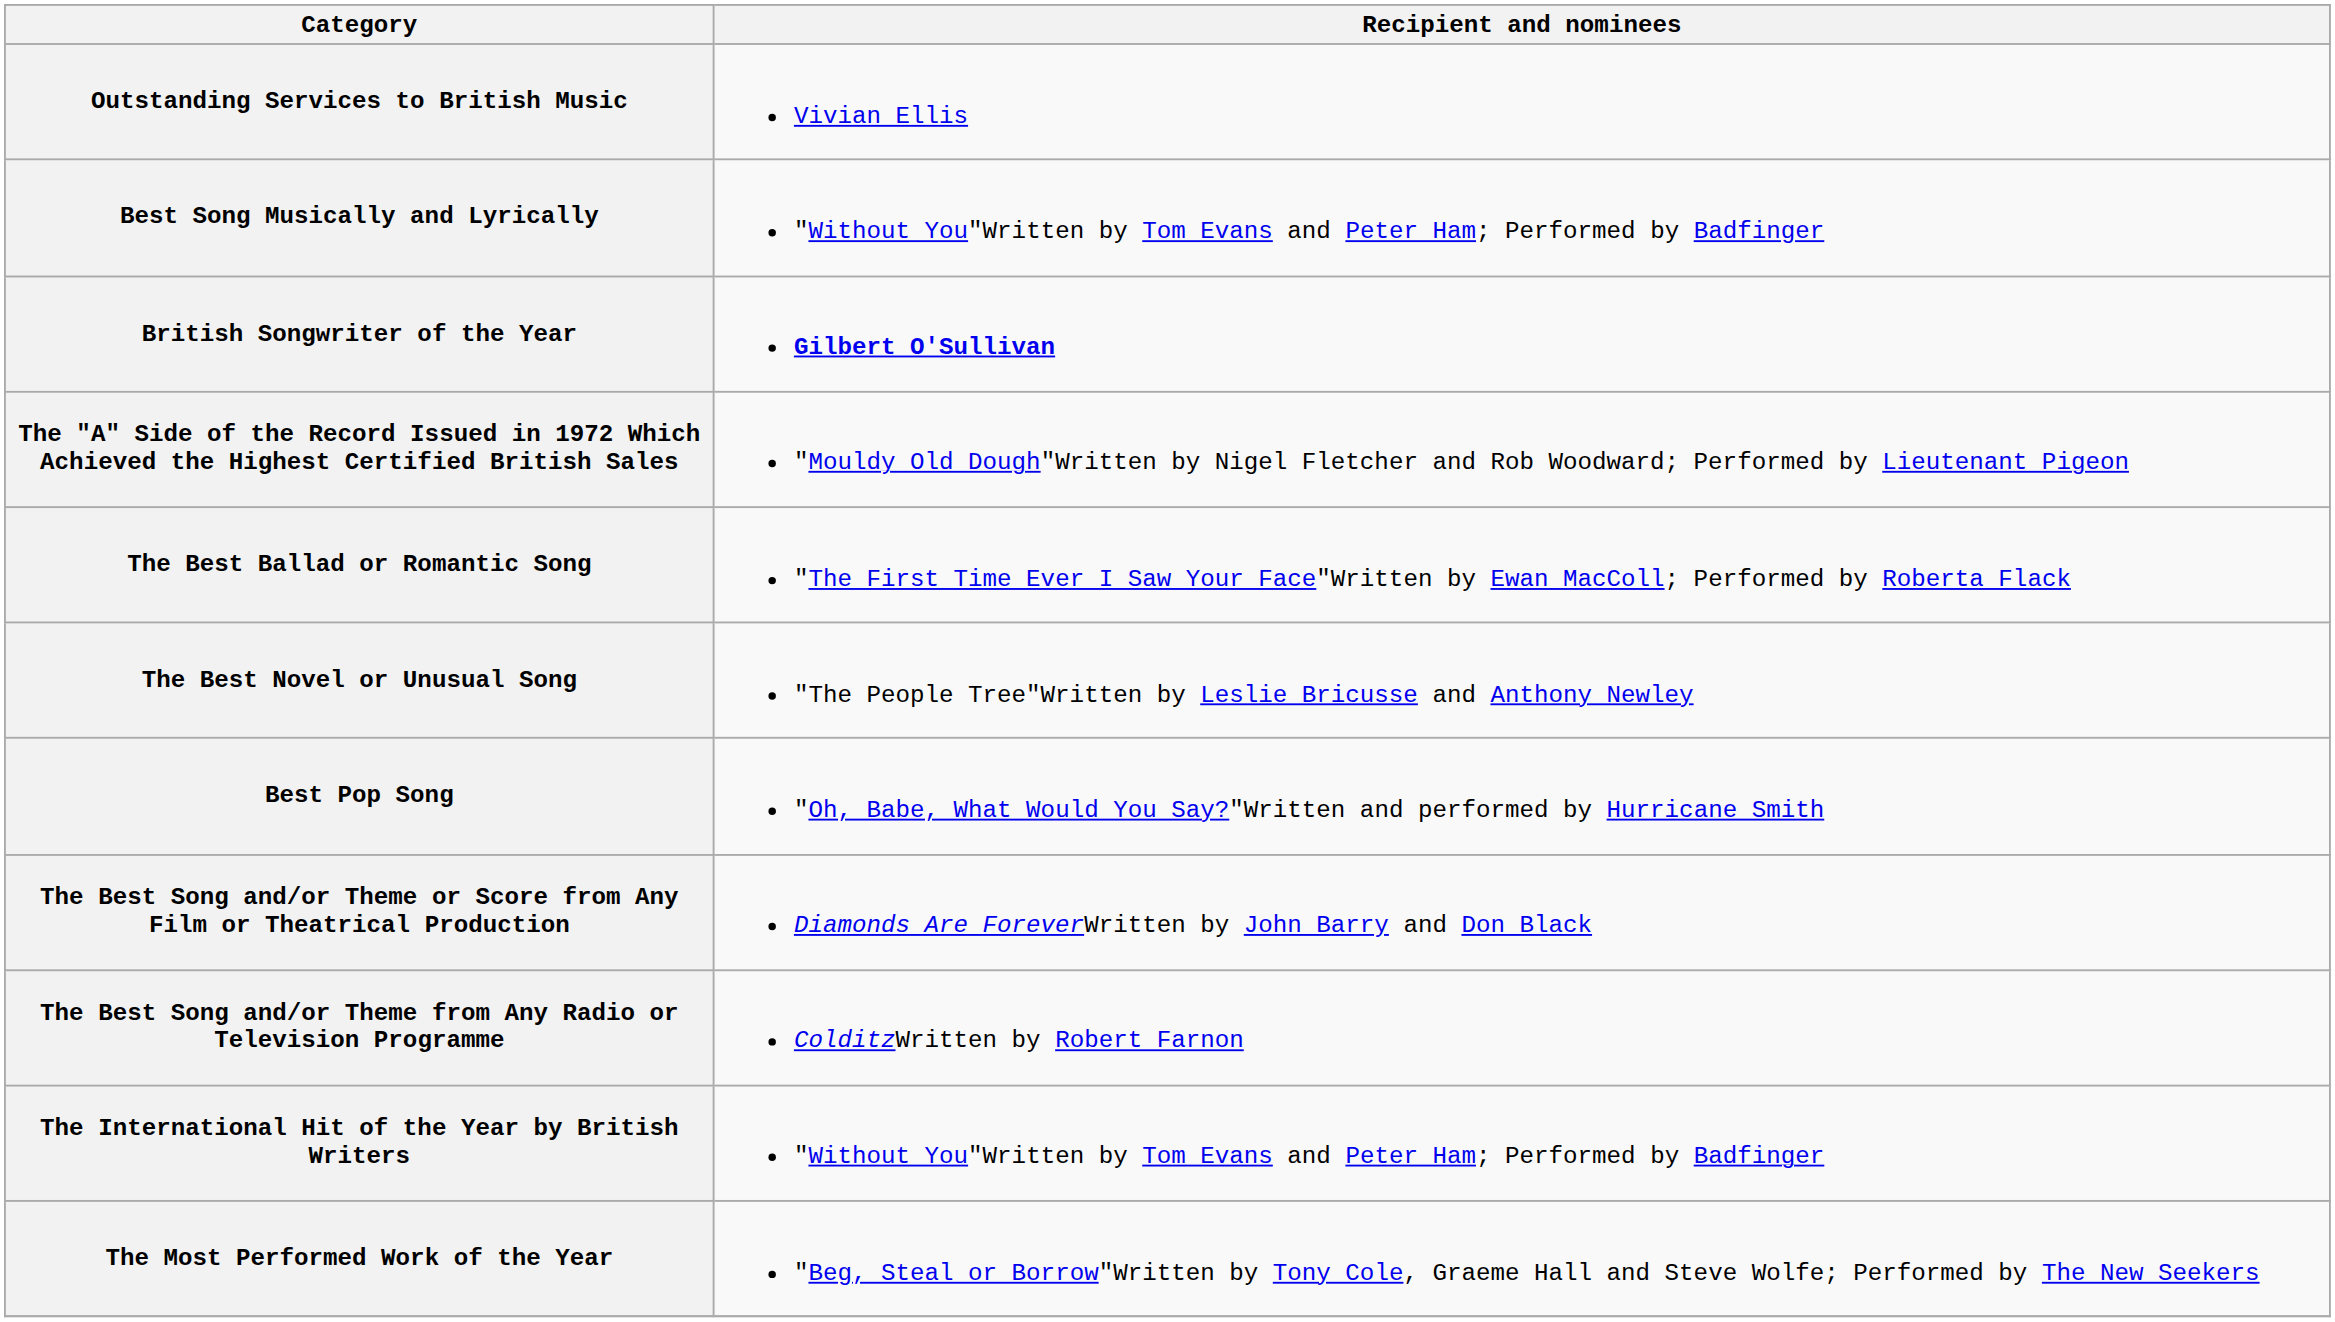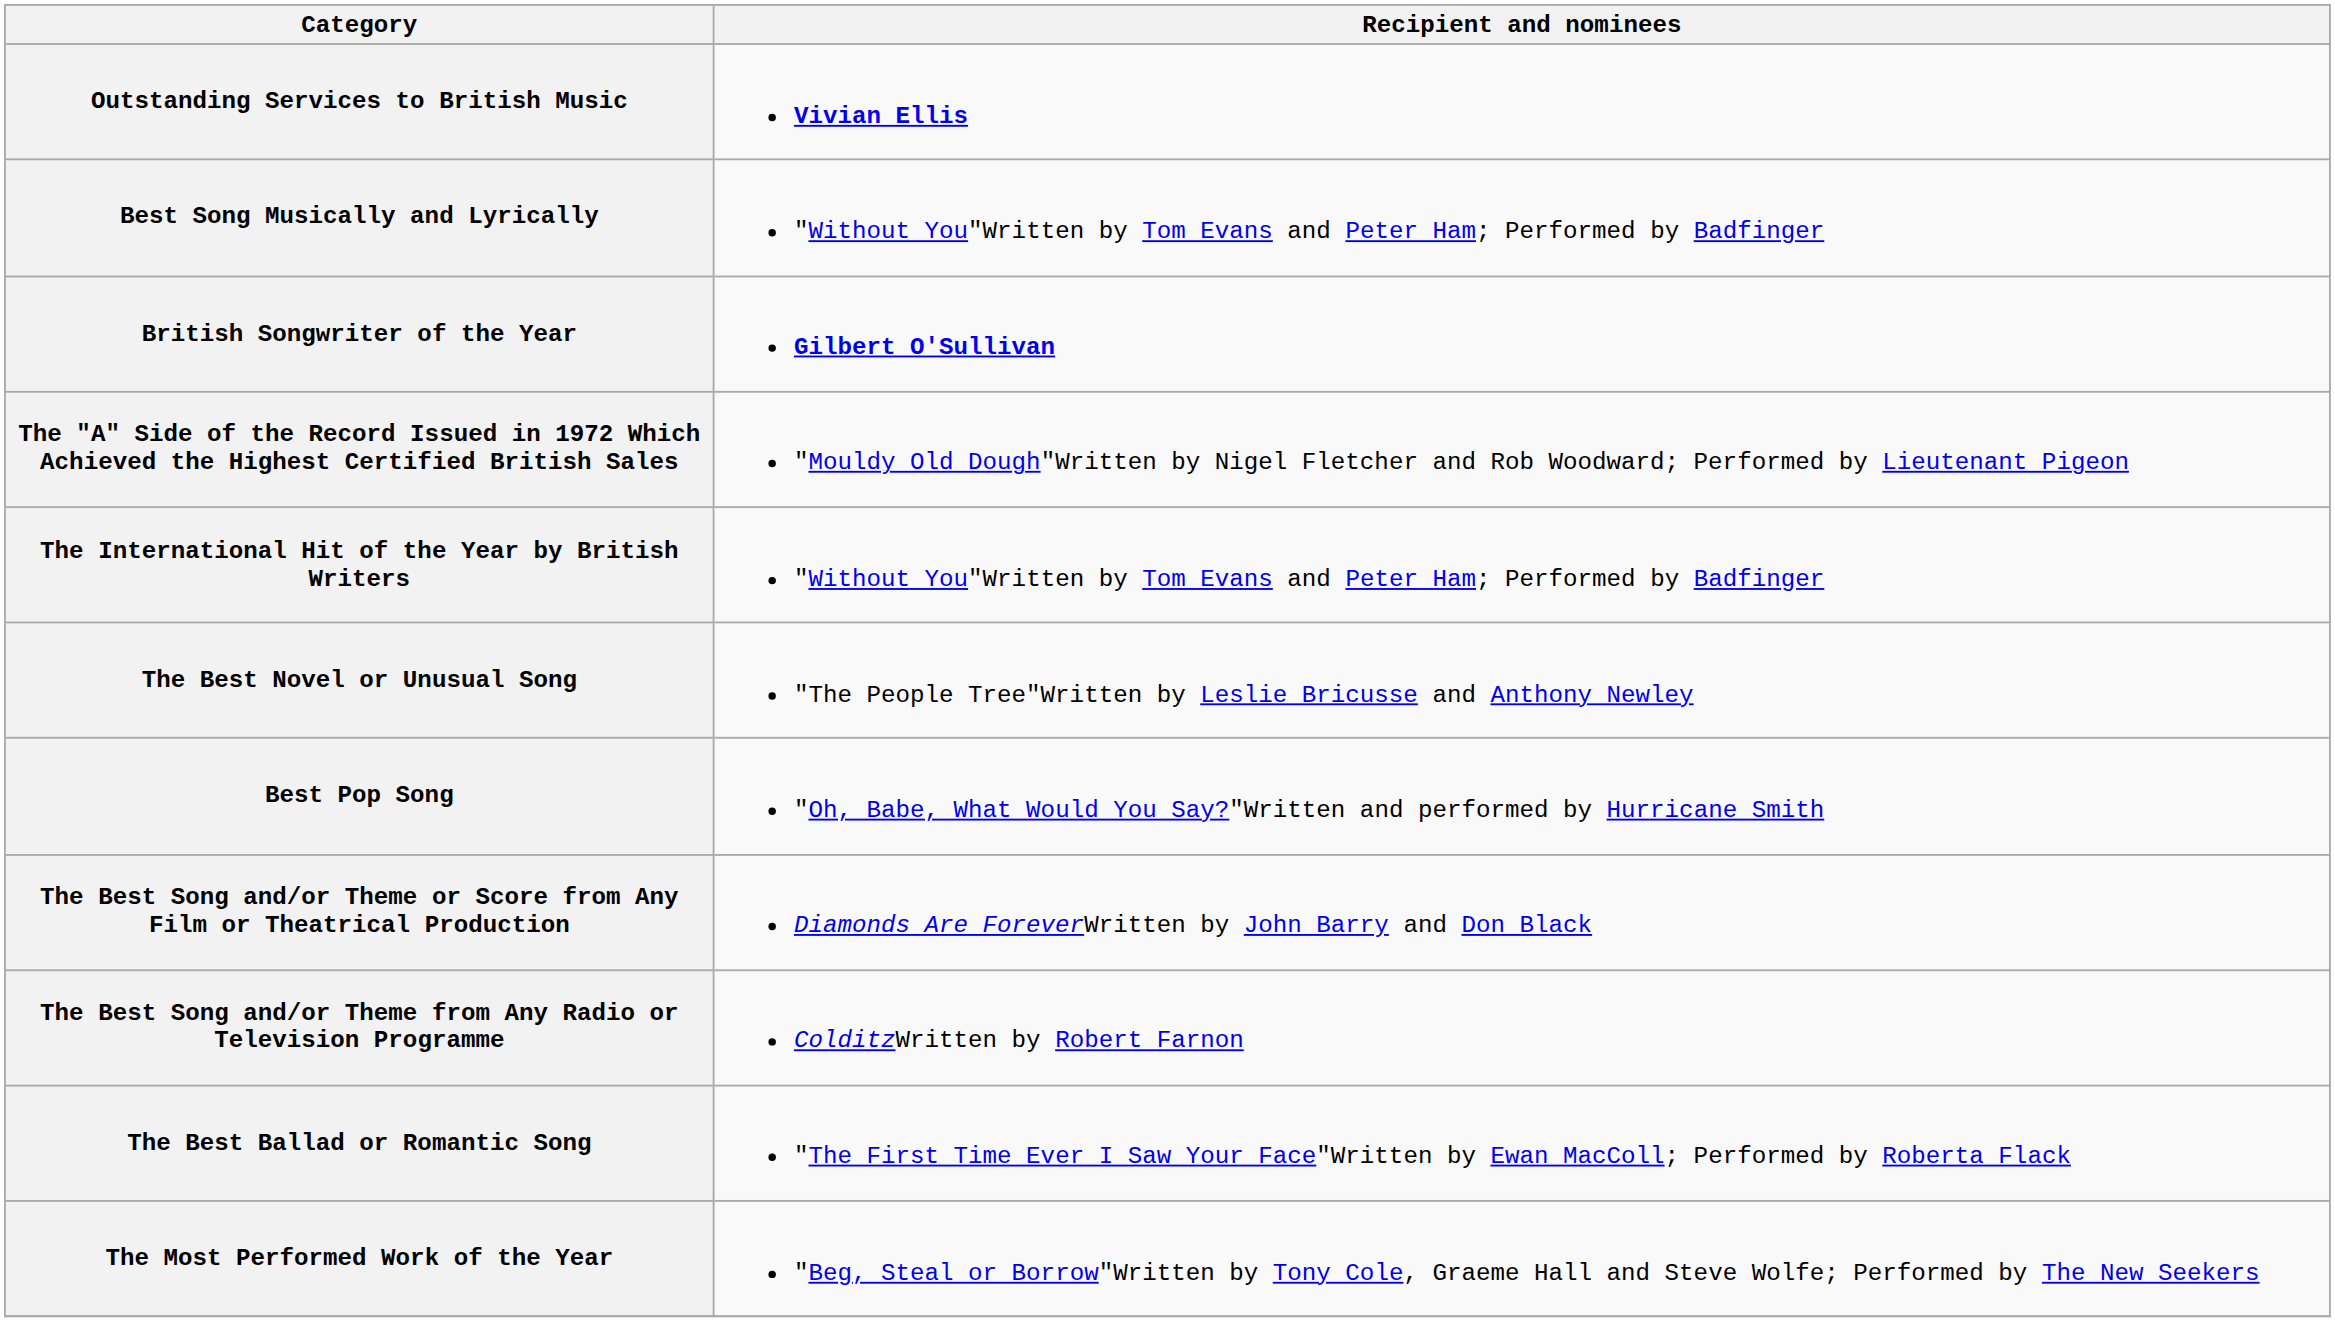(1522, 116) normal -> (1522, 116) bold
rows swapped: (359, 565) <-> (359, 1143)
